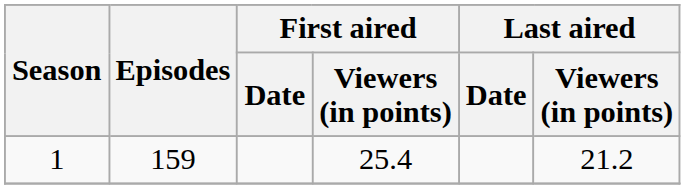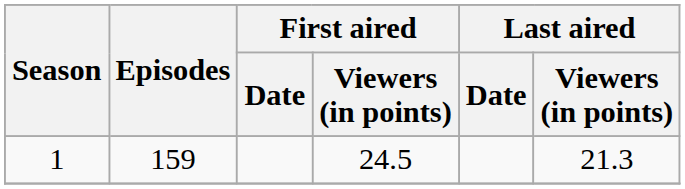(385, 159) 25.4 -> (385, 159) 24.5
(607, 159) 21.2 -> (607, 159) 21.3
